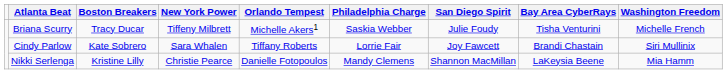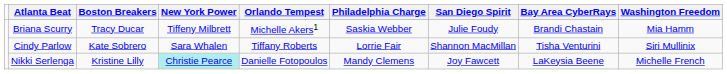(568, 29) Tisha Venturini -> (568, 29) Brandi Chastain
(670, 29) Michelle French -> (670, 29) Mia Hamm
(473, 45) Joy Fawcett -> (473, 45) Shannon MacMillan
(568, 45) Brandi Chastain -> (568, 45) Tisha Venturini
(199, 61) no background -> (199, 61) paleturquoise background
(473, 61) Shannon MacMillan -> (473, 61) Joy Fawcett
(670, 61) Mia Hamm -> (670, 61) Michelle French
